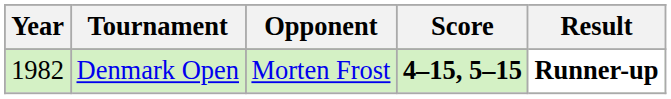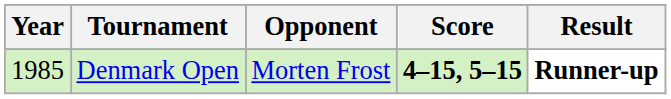(38, 70) 1982 -> (38, 70) 1985
